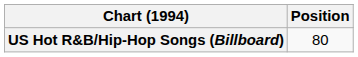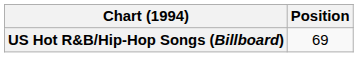(320, 39) 80 -> (320, 39) 69
